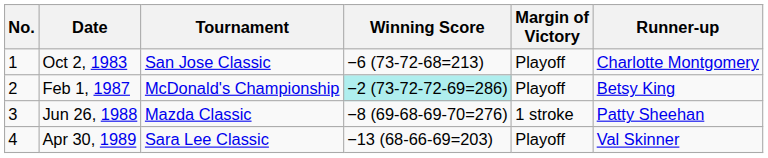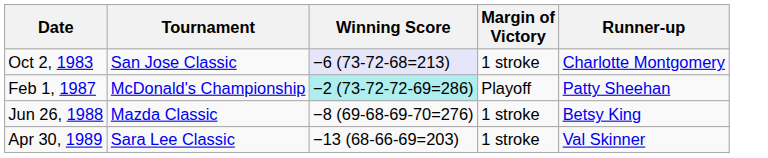- column: (22, 27)
(416, 62) no background -> (381, 62) lavender background
(540, 62) Playoff -> (510, 62) 1 stroke
(636, 88) Betsy King -> (616, 88) Patty Sheehan
(651, 114) Patty Sheehan -> (602, 114) Betsy King
(540, 140) Playoff -> (510, 140) 1 stroke
